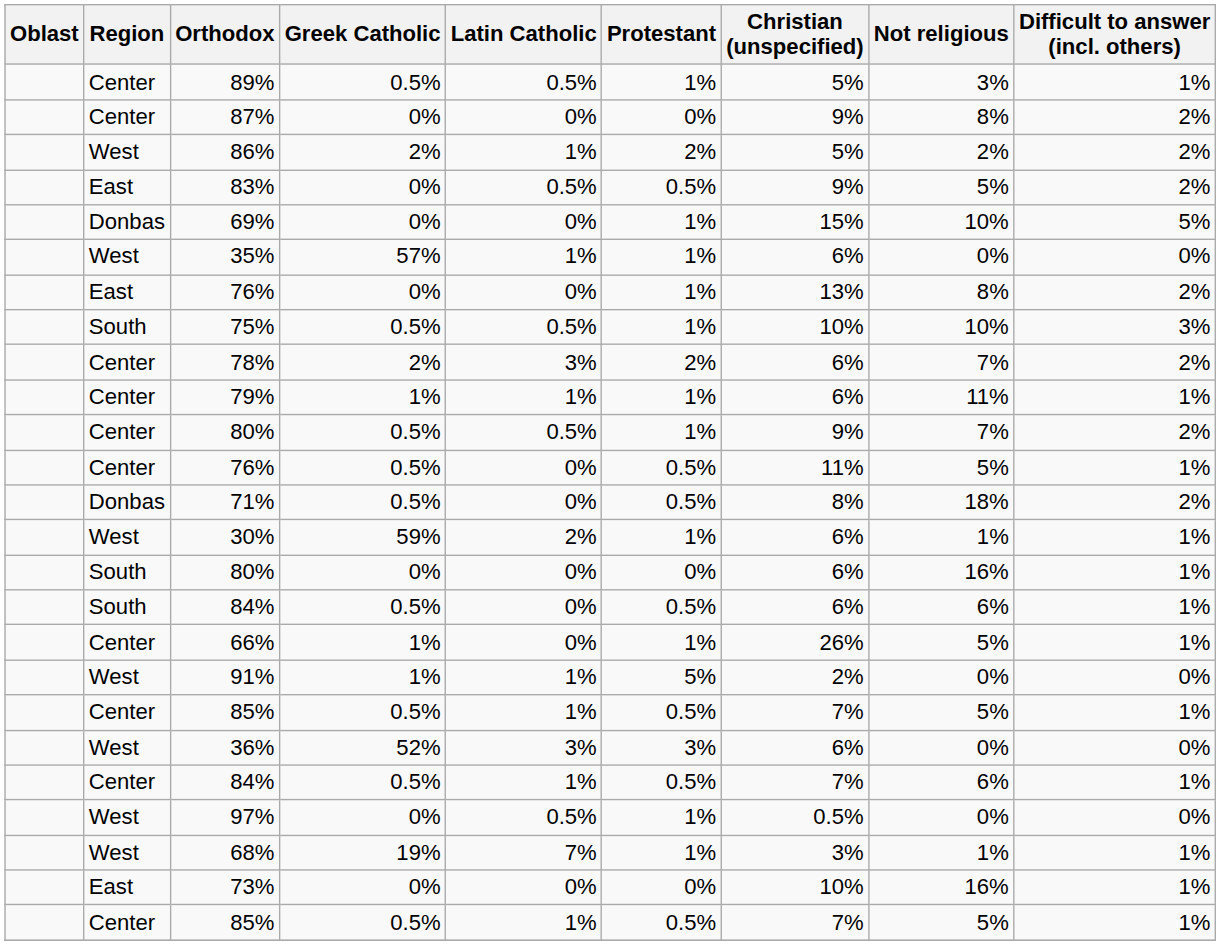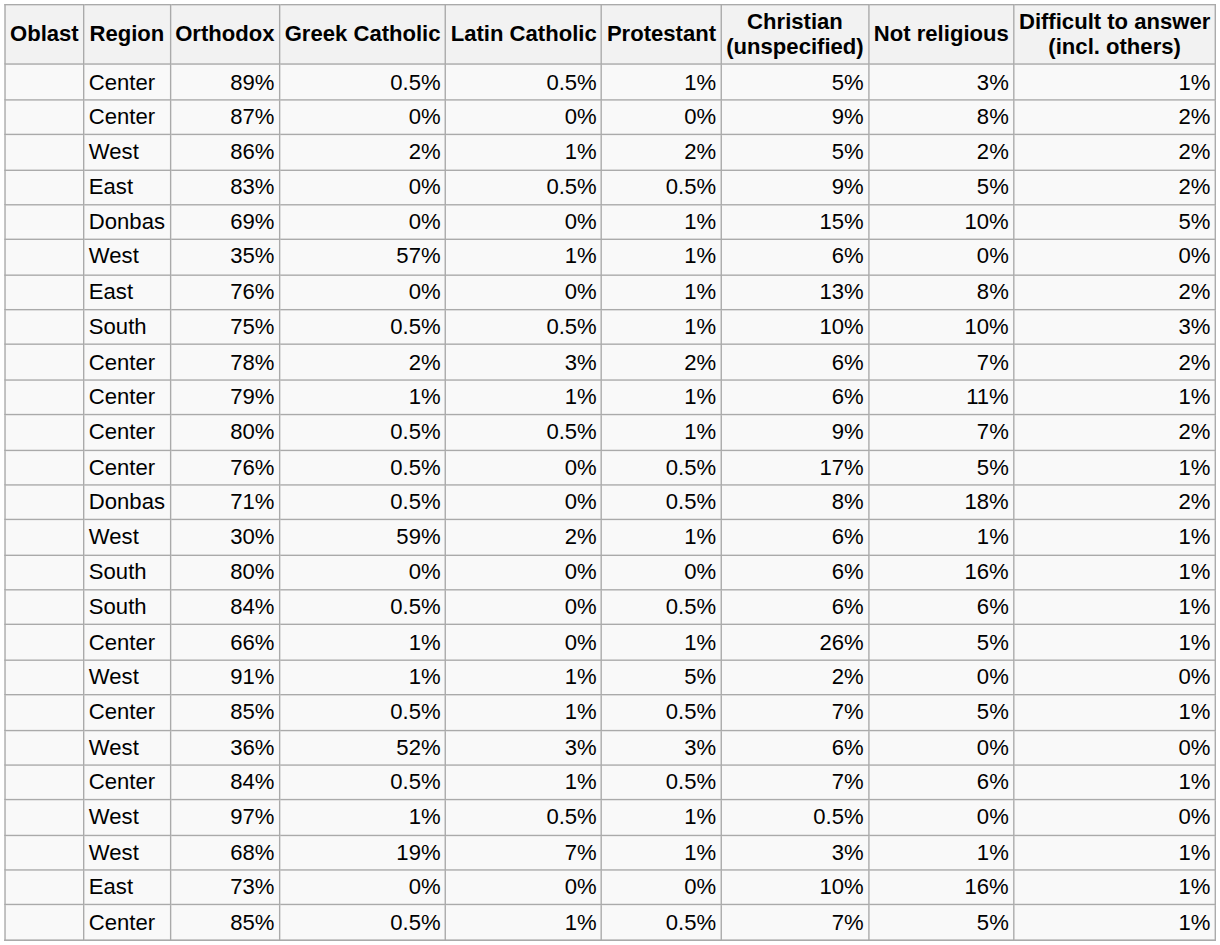(842, 467) 11% -> (842, 467) 17%
(425, 817) 0% -> (425, 817) 1%
